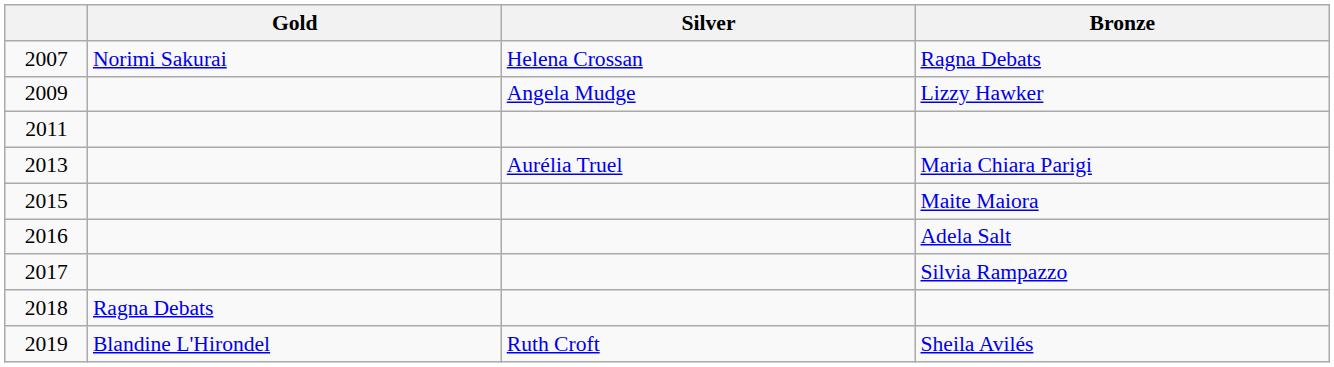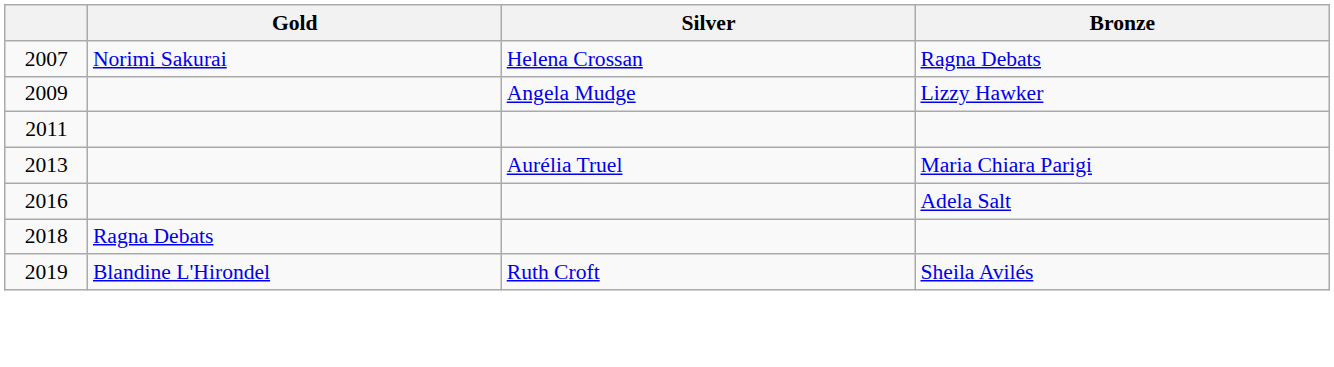- row: (46, 200)
- row: (46, 272)
